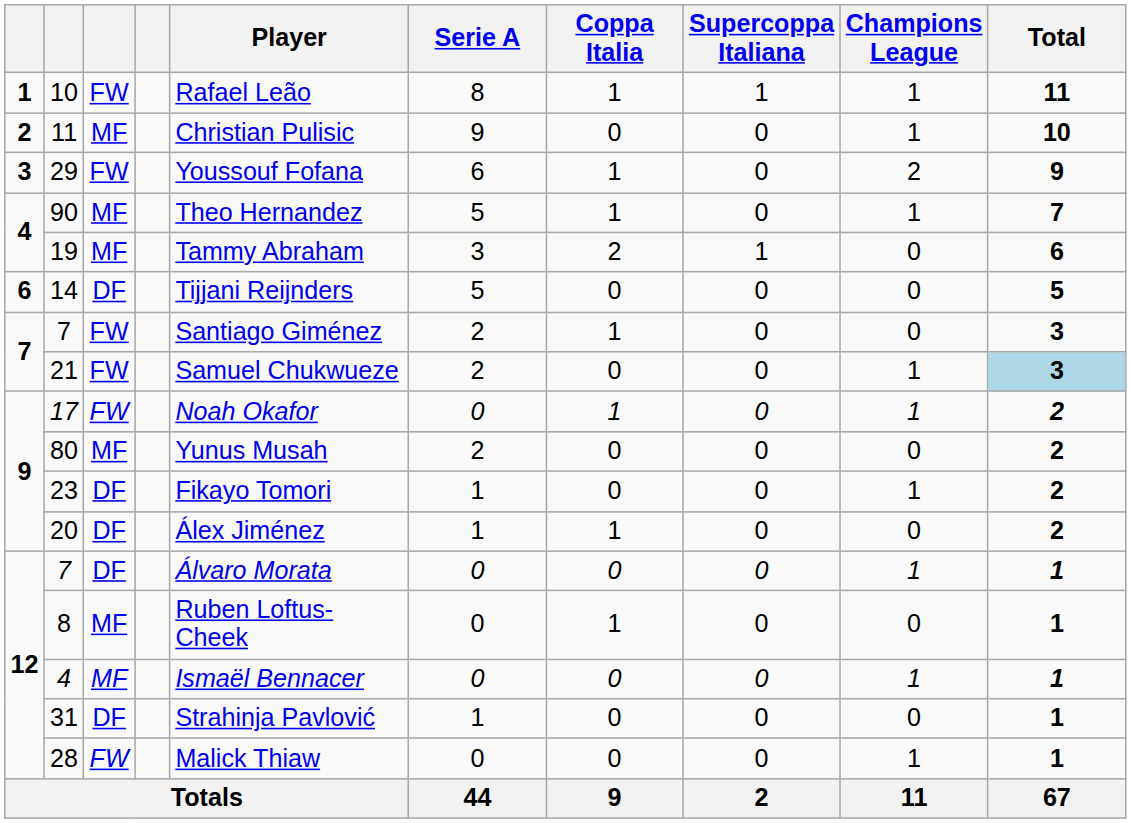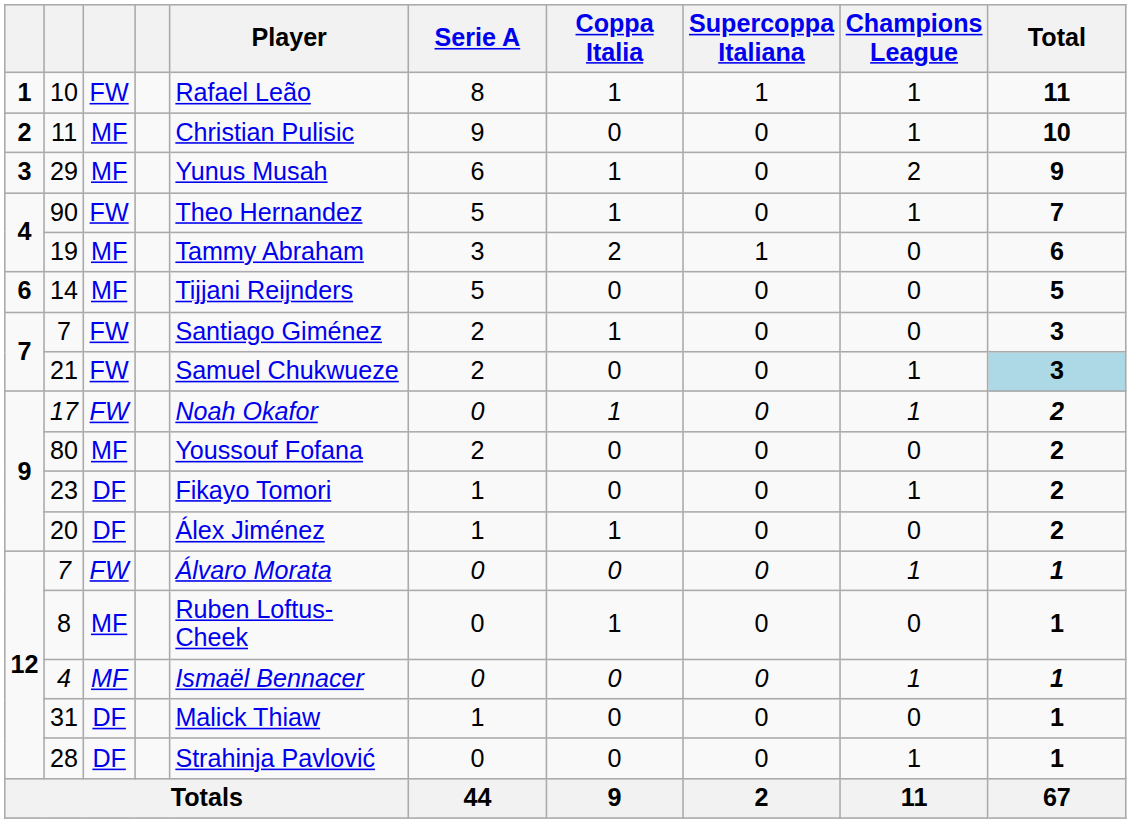(109, 172) FW -> (109, 172) MF
(269, 172) Youssouf Fofana -> (251, 172) Yunus Musah
(109, 212) MF -> (109, 212) FW
(109, 291) DF -> (109, 291) MF
(251, 451) Yunus Musah -> (269, 451) Youssouf Fofana
(109, 570) DF -> (109, 570) FW
(275, 718) Strahinja Pavlović -> (248, 718) Malick Thiaw
(109, 758) FW -> (109, 758) DF
(248, 758) Malick Thiaw -> (275, 758) Strahinja Pavlović
